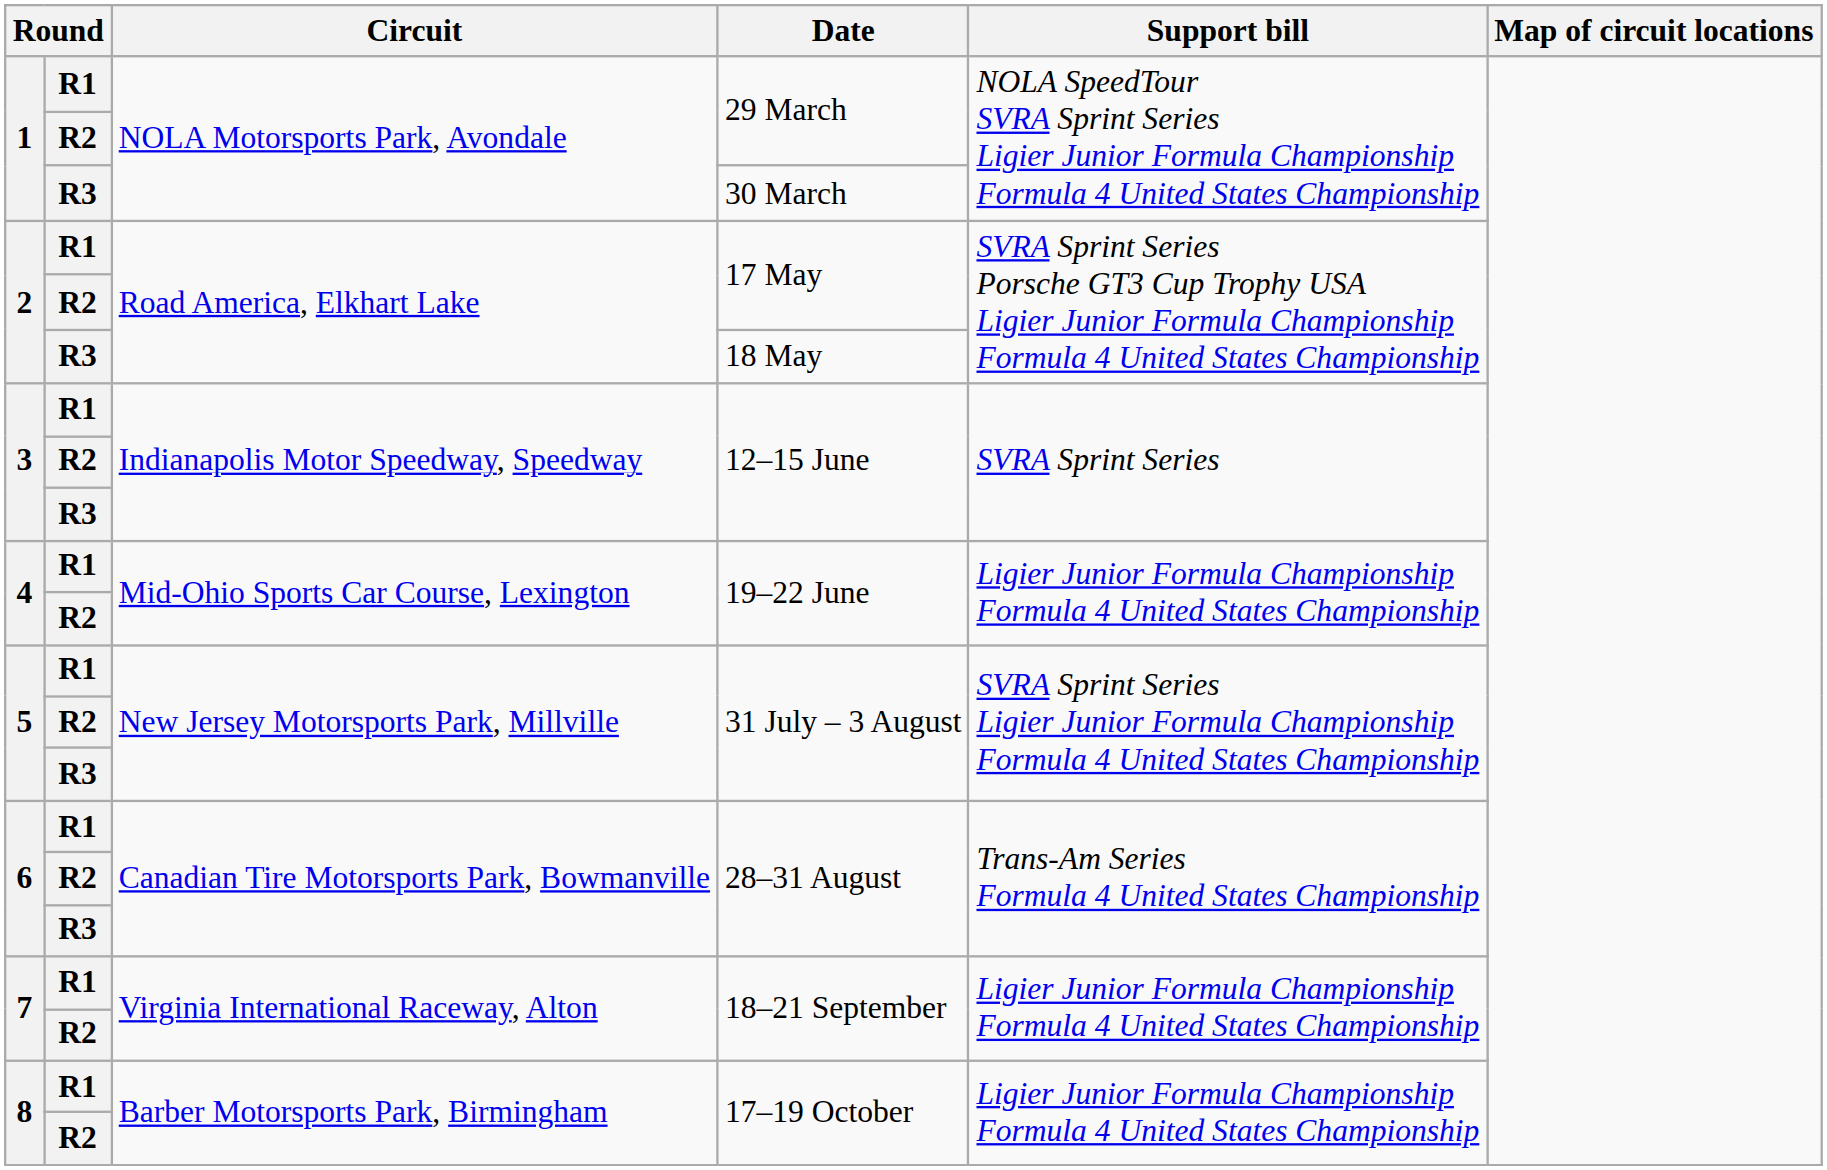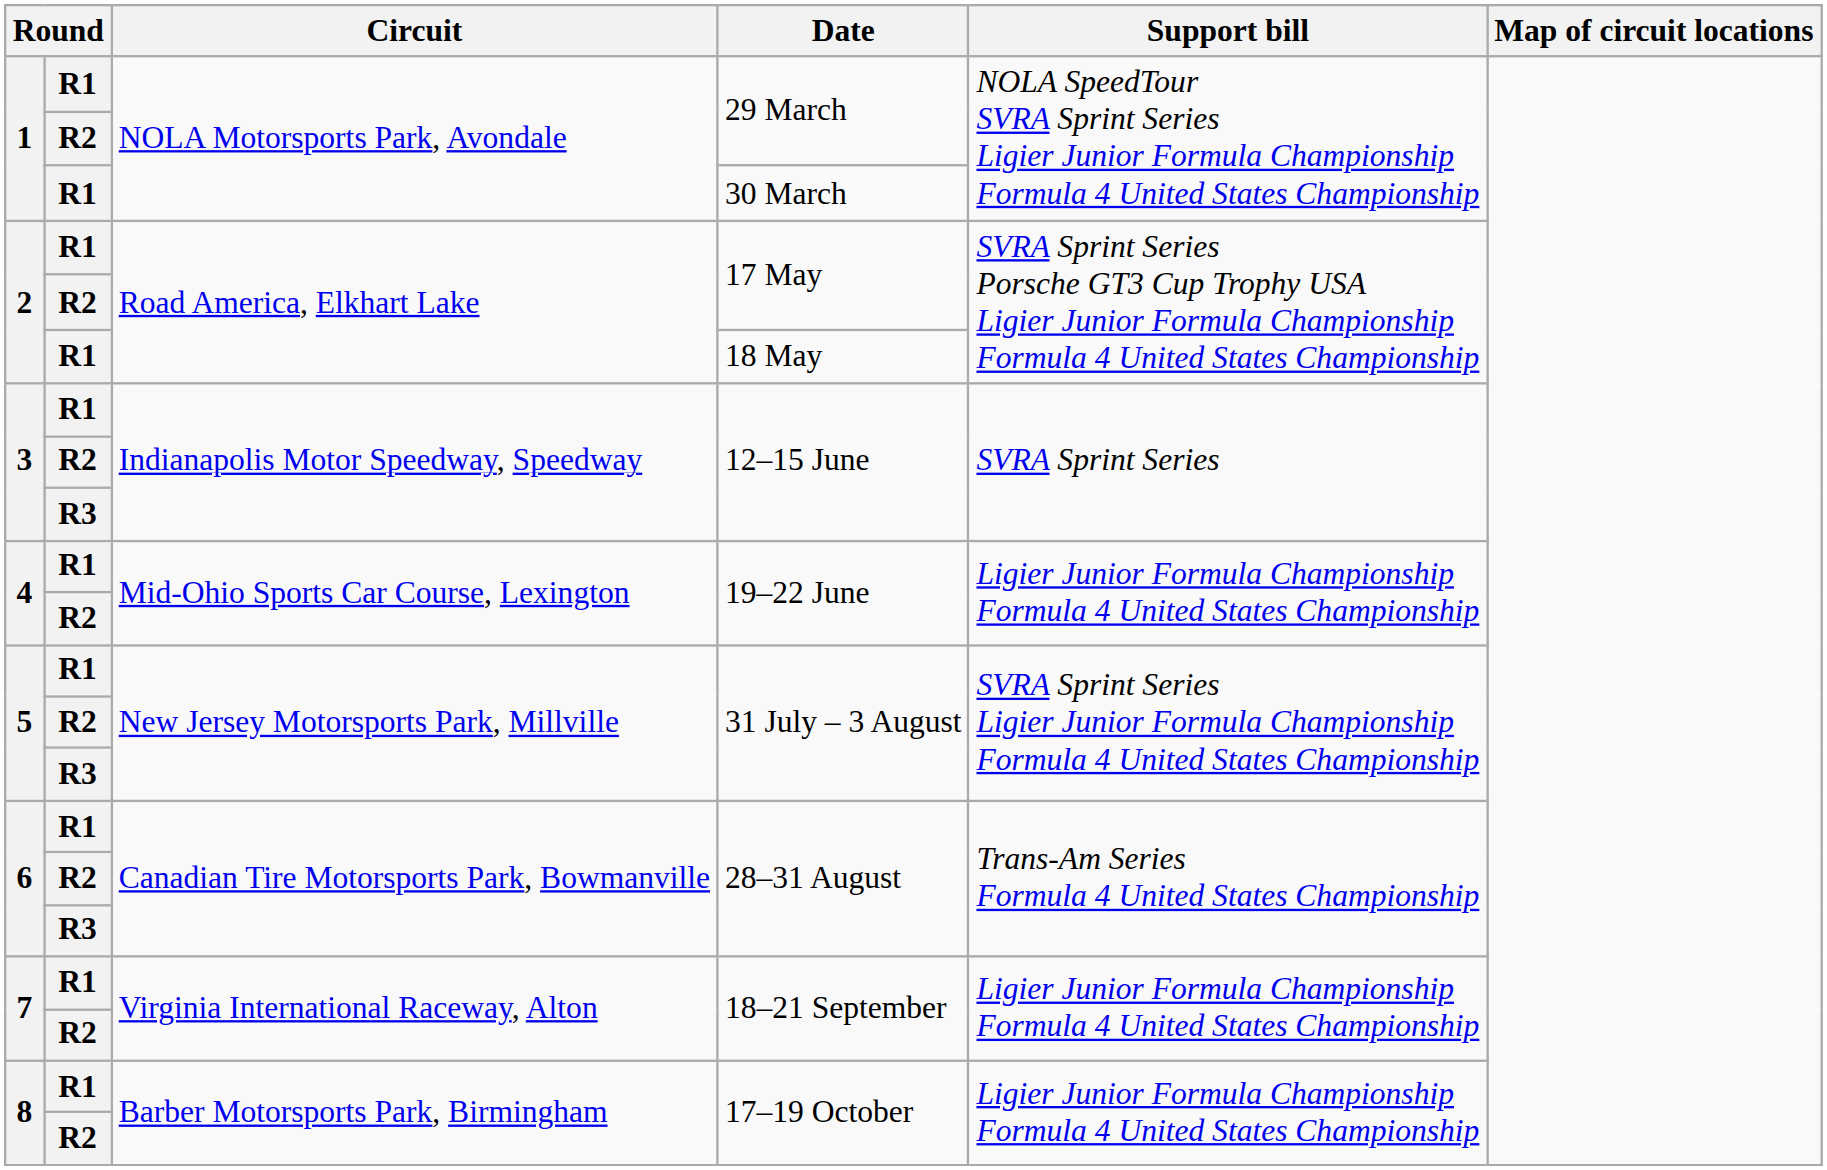(78, 192) R3 -> (78, 192) R1
(78, 355) R3 -> (78, 355) R1
